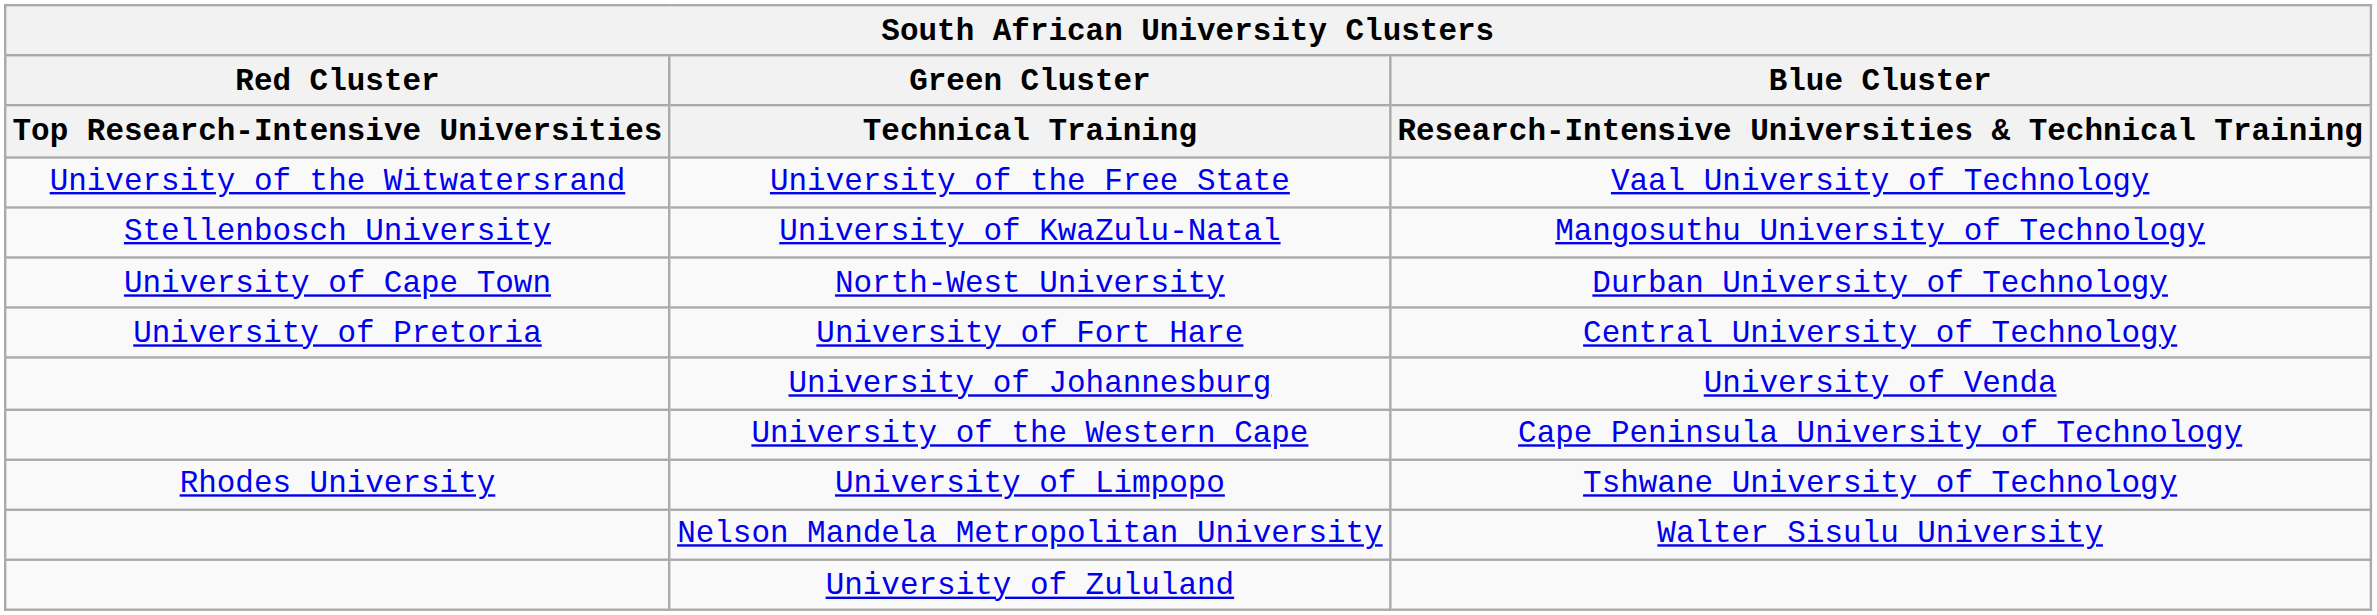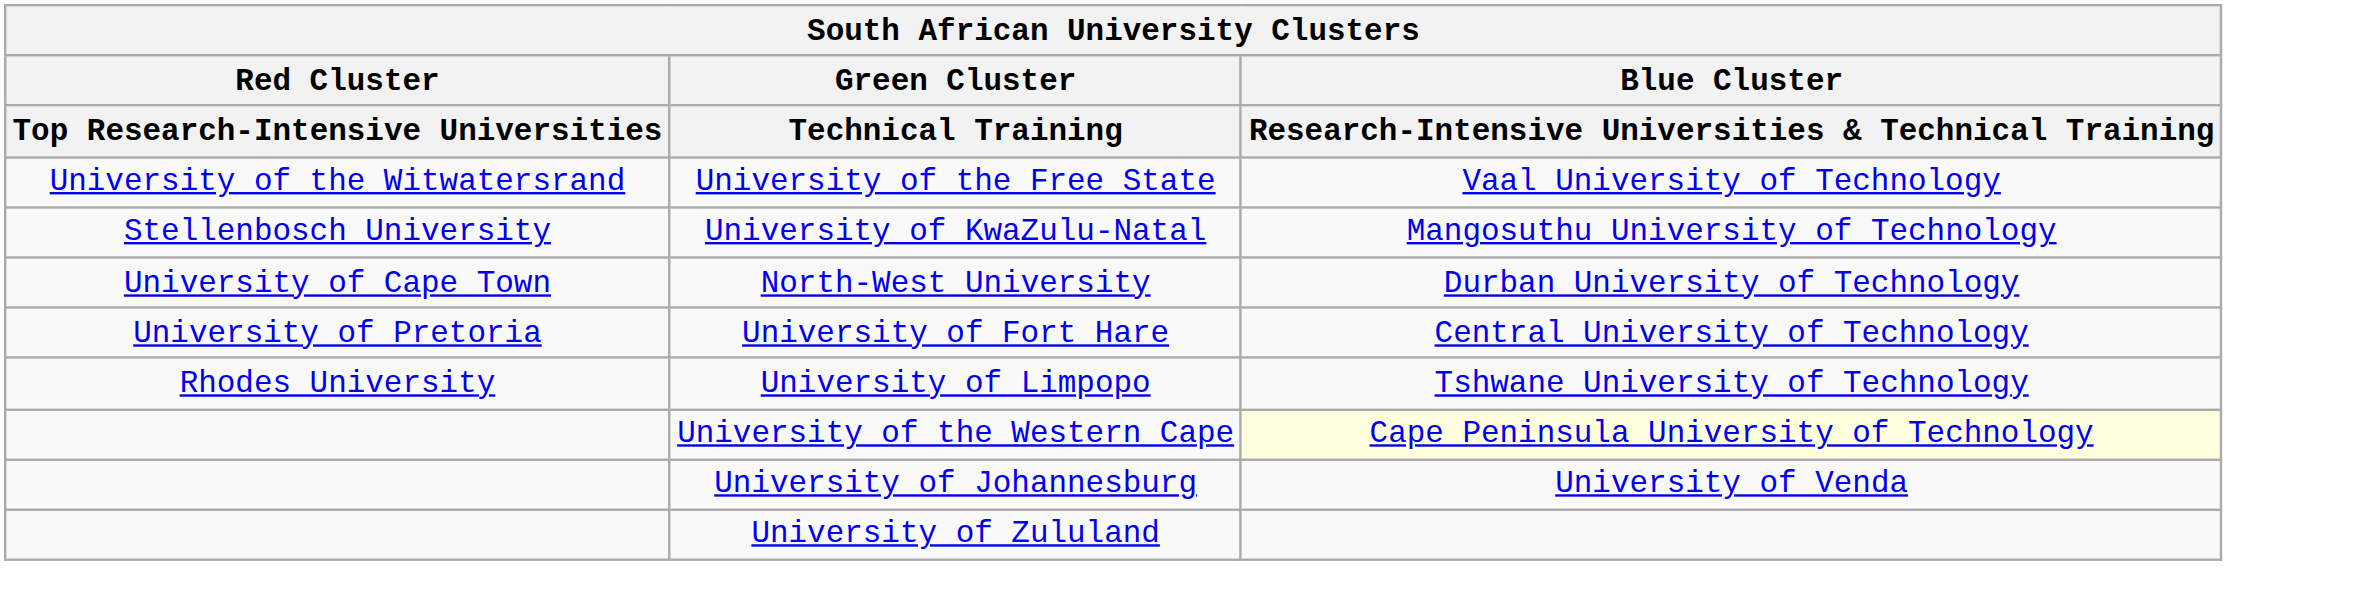rows swapped: (1030, 484) <-> (1030, 383)
(1880, 434) no background -> (1732, 434) lightyellow background
- row: (1030, 535)
